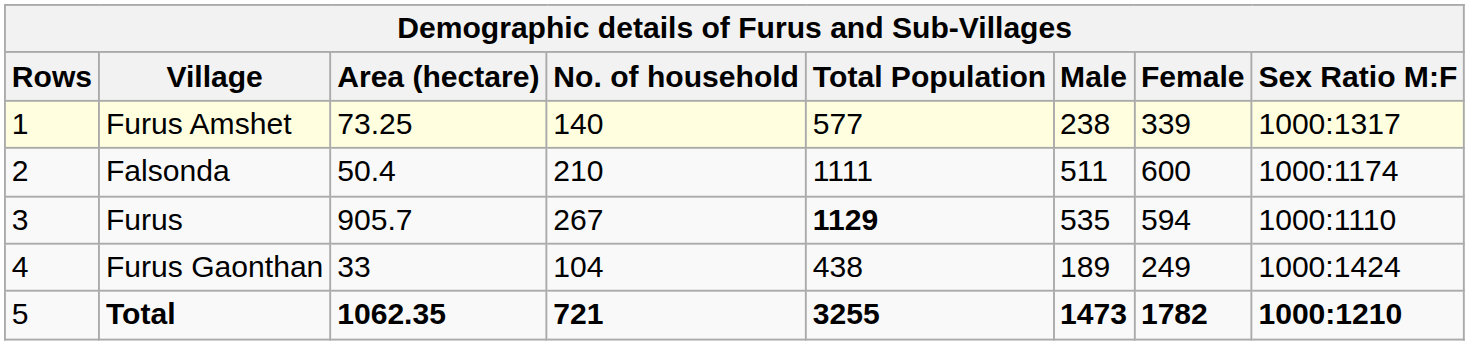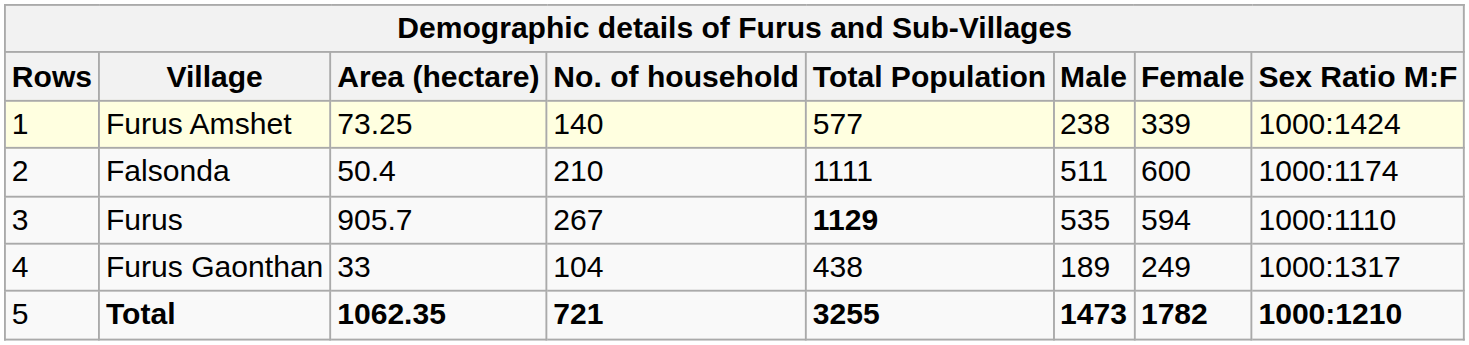(1330, 123) 1000:1317 -> (1330, 123) 1000:1424
(1330, 266) 1000:1424 -> (1330, 266) 1000:1317
